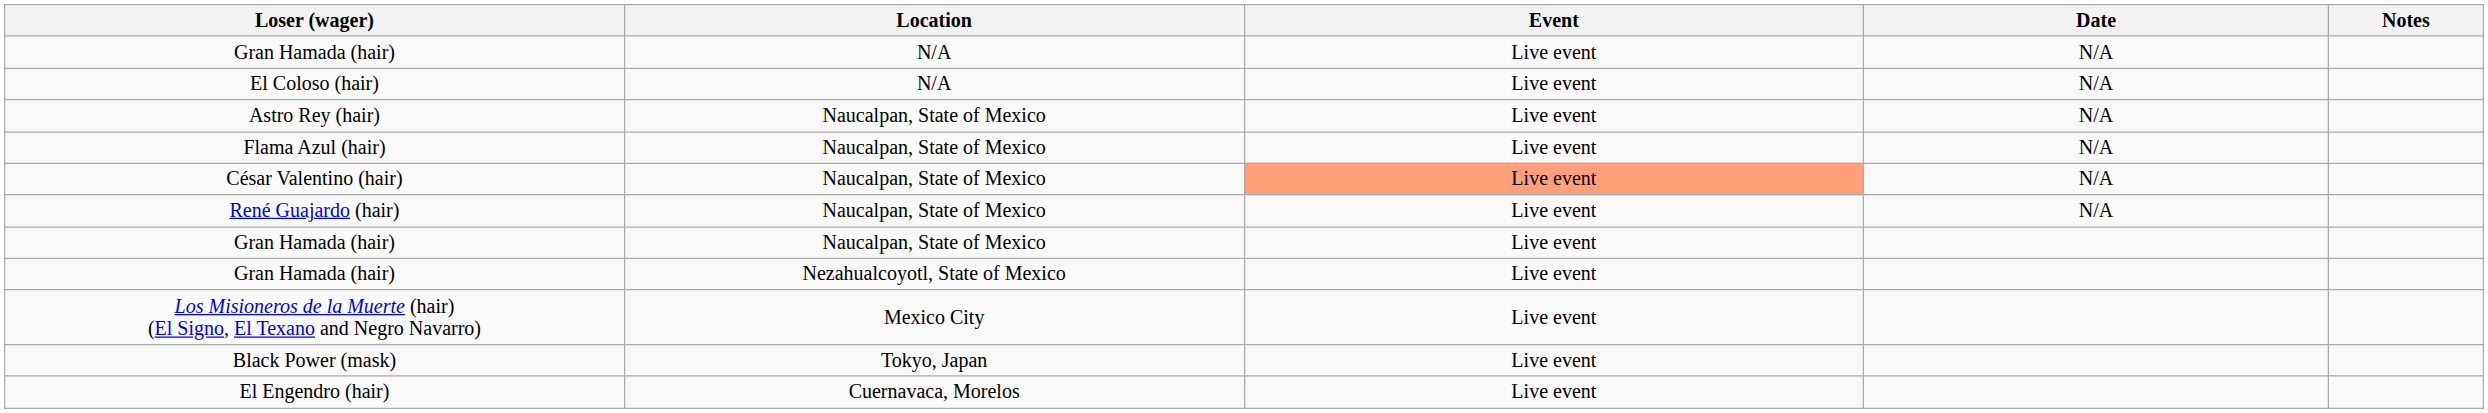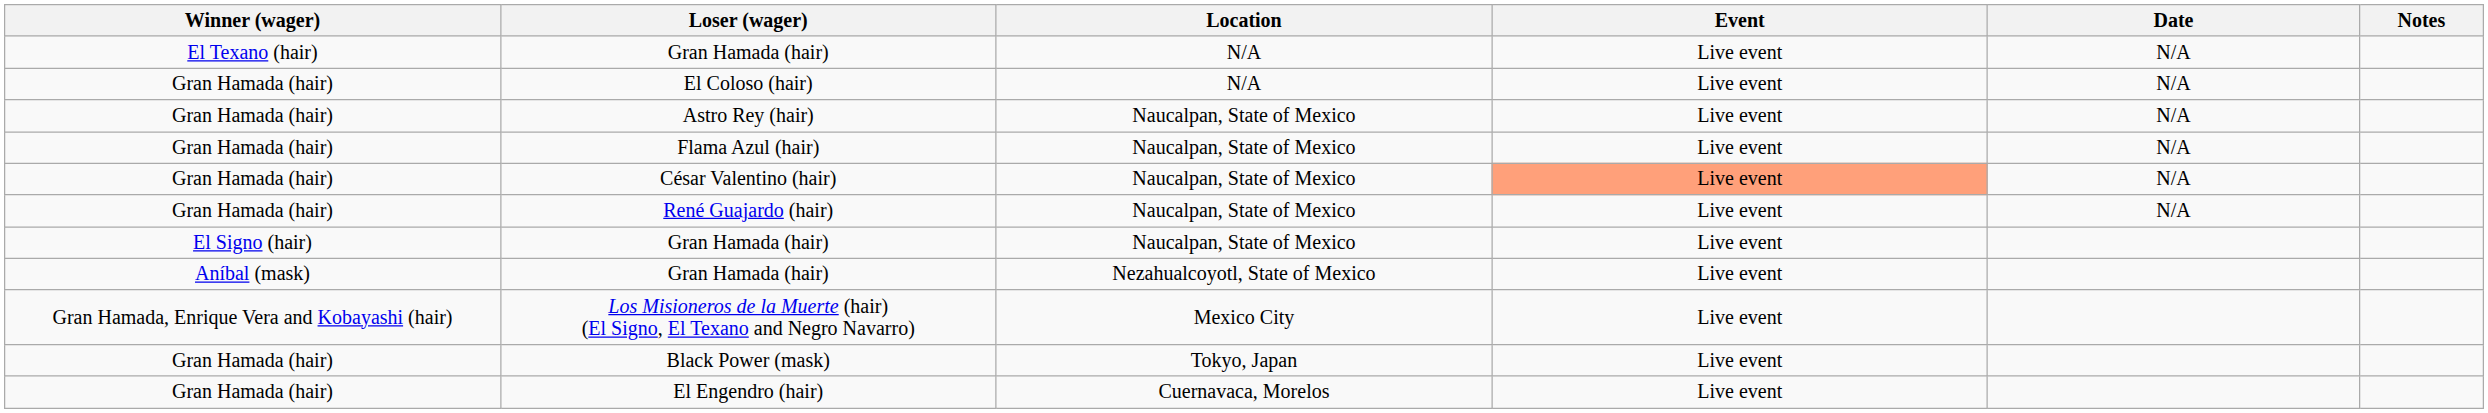+ column: (252, 20)
